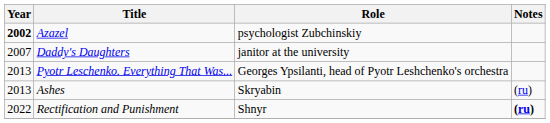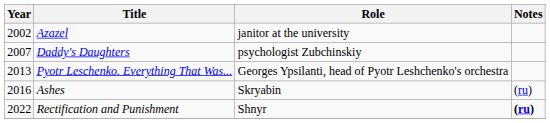(19, 33) bold -> (19, 33) normal
(300, 33) psychologist Zubchinskiy -> (294, 33) janitor at the university
(294, 52) janitor at the university -> (300, 52) psychologist Zubchinskiy
(19, 90) 2013 -> (19, 90) 2016
